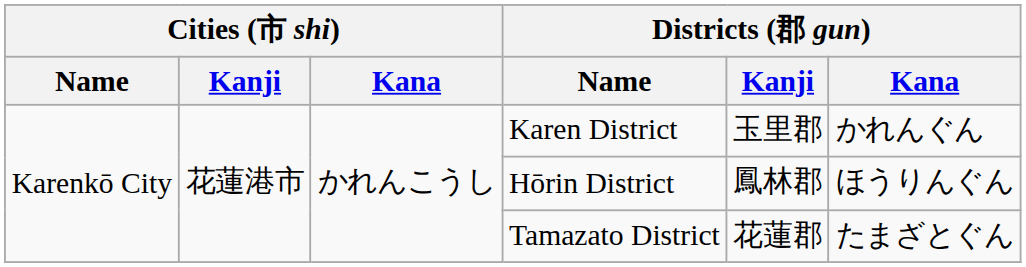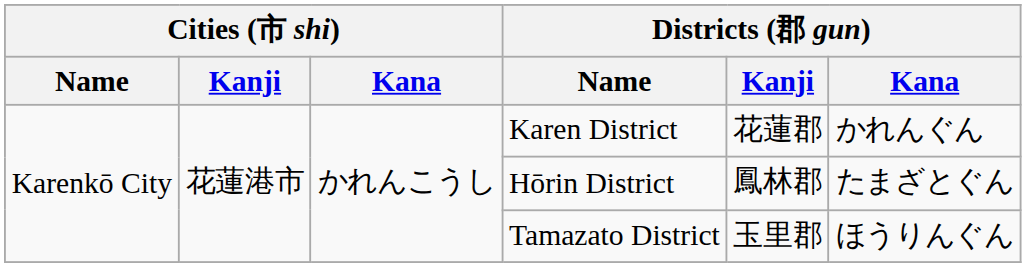(778, 129) 玉里郡 -> (778, 129) 花蓮郡
(925, 181) ほうりんぐん -> (925, 181) たまざとぐん
(778, 234) 花蓮郡 -> (778, 234) 玉里郡
(925, 234) たまざとぐん -> (925, 234) ほうりんぐん
